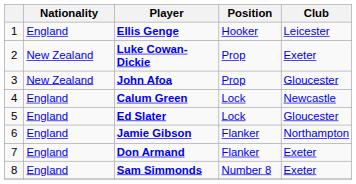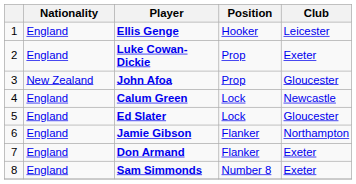(60, 55) New Zealand -> (47, 55) England
